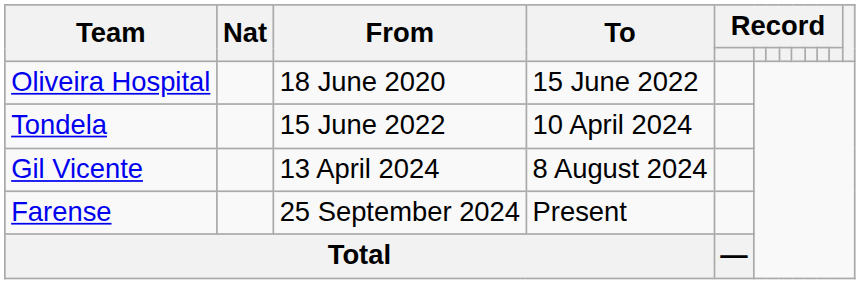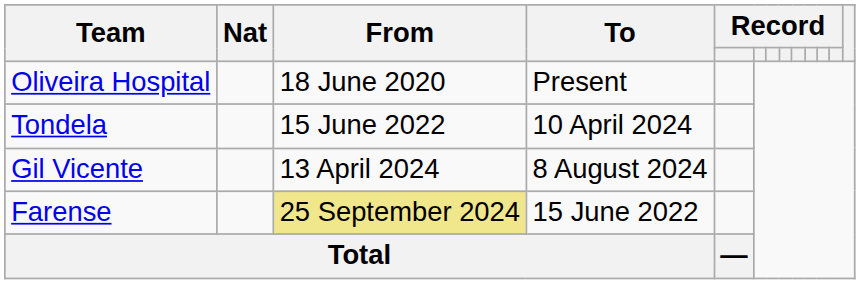(616, 82) 15 June 2022 -> (580, 82) Present
(400, 212) no background -> (400, 212) khaki background
(580, 212) Present -> (616, 212) 15 June 2022
